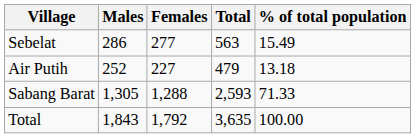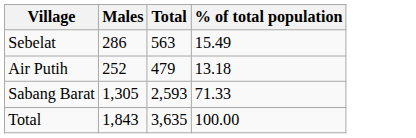- column: (179, 17)
